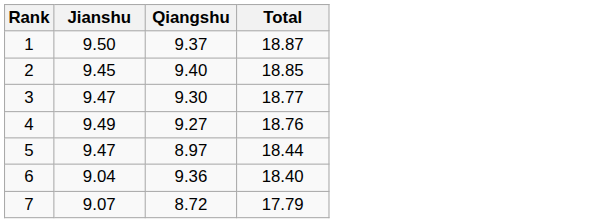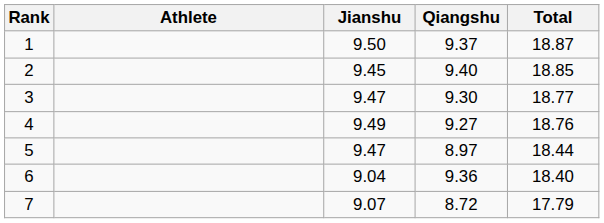+ column: (188, 17)
